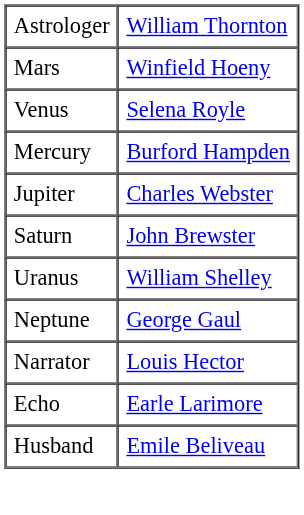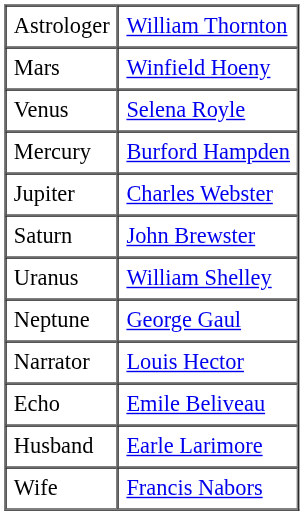(195, 404) Earle Larimore -> (196, 404) Emile Beliveau
(196, 446) Emile Beliveau -> (195, 446) Earle Larimore
+ row: (36, 488)
